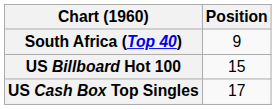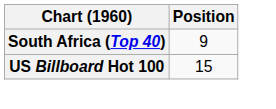- row: (103, 91)
